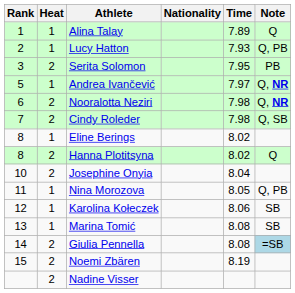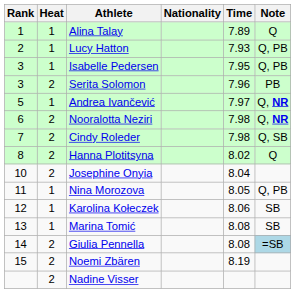+ row: (114, 66)
(239, 66) 7.95 -> (239, 84) 7.96
- row: (102, 137)
